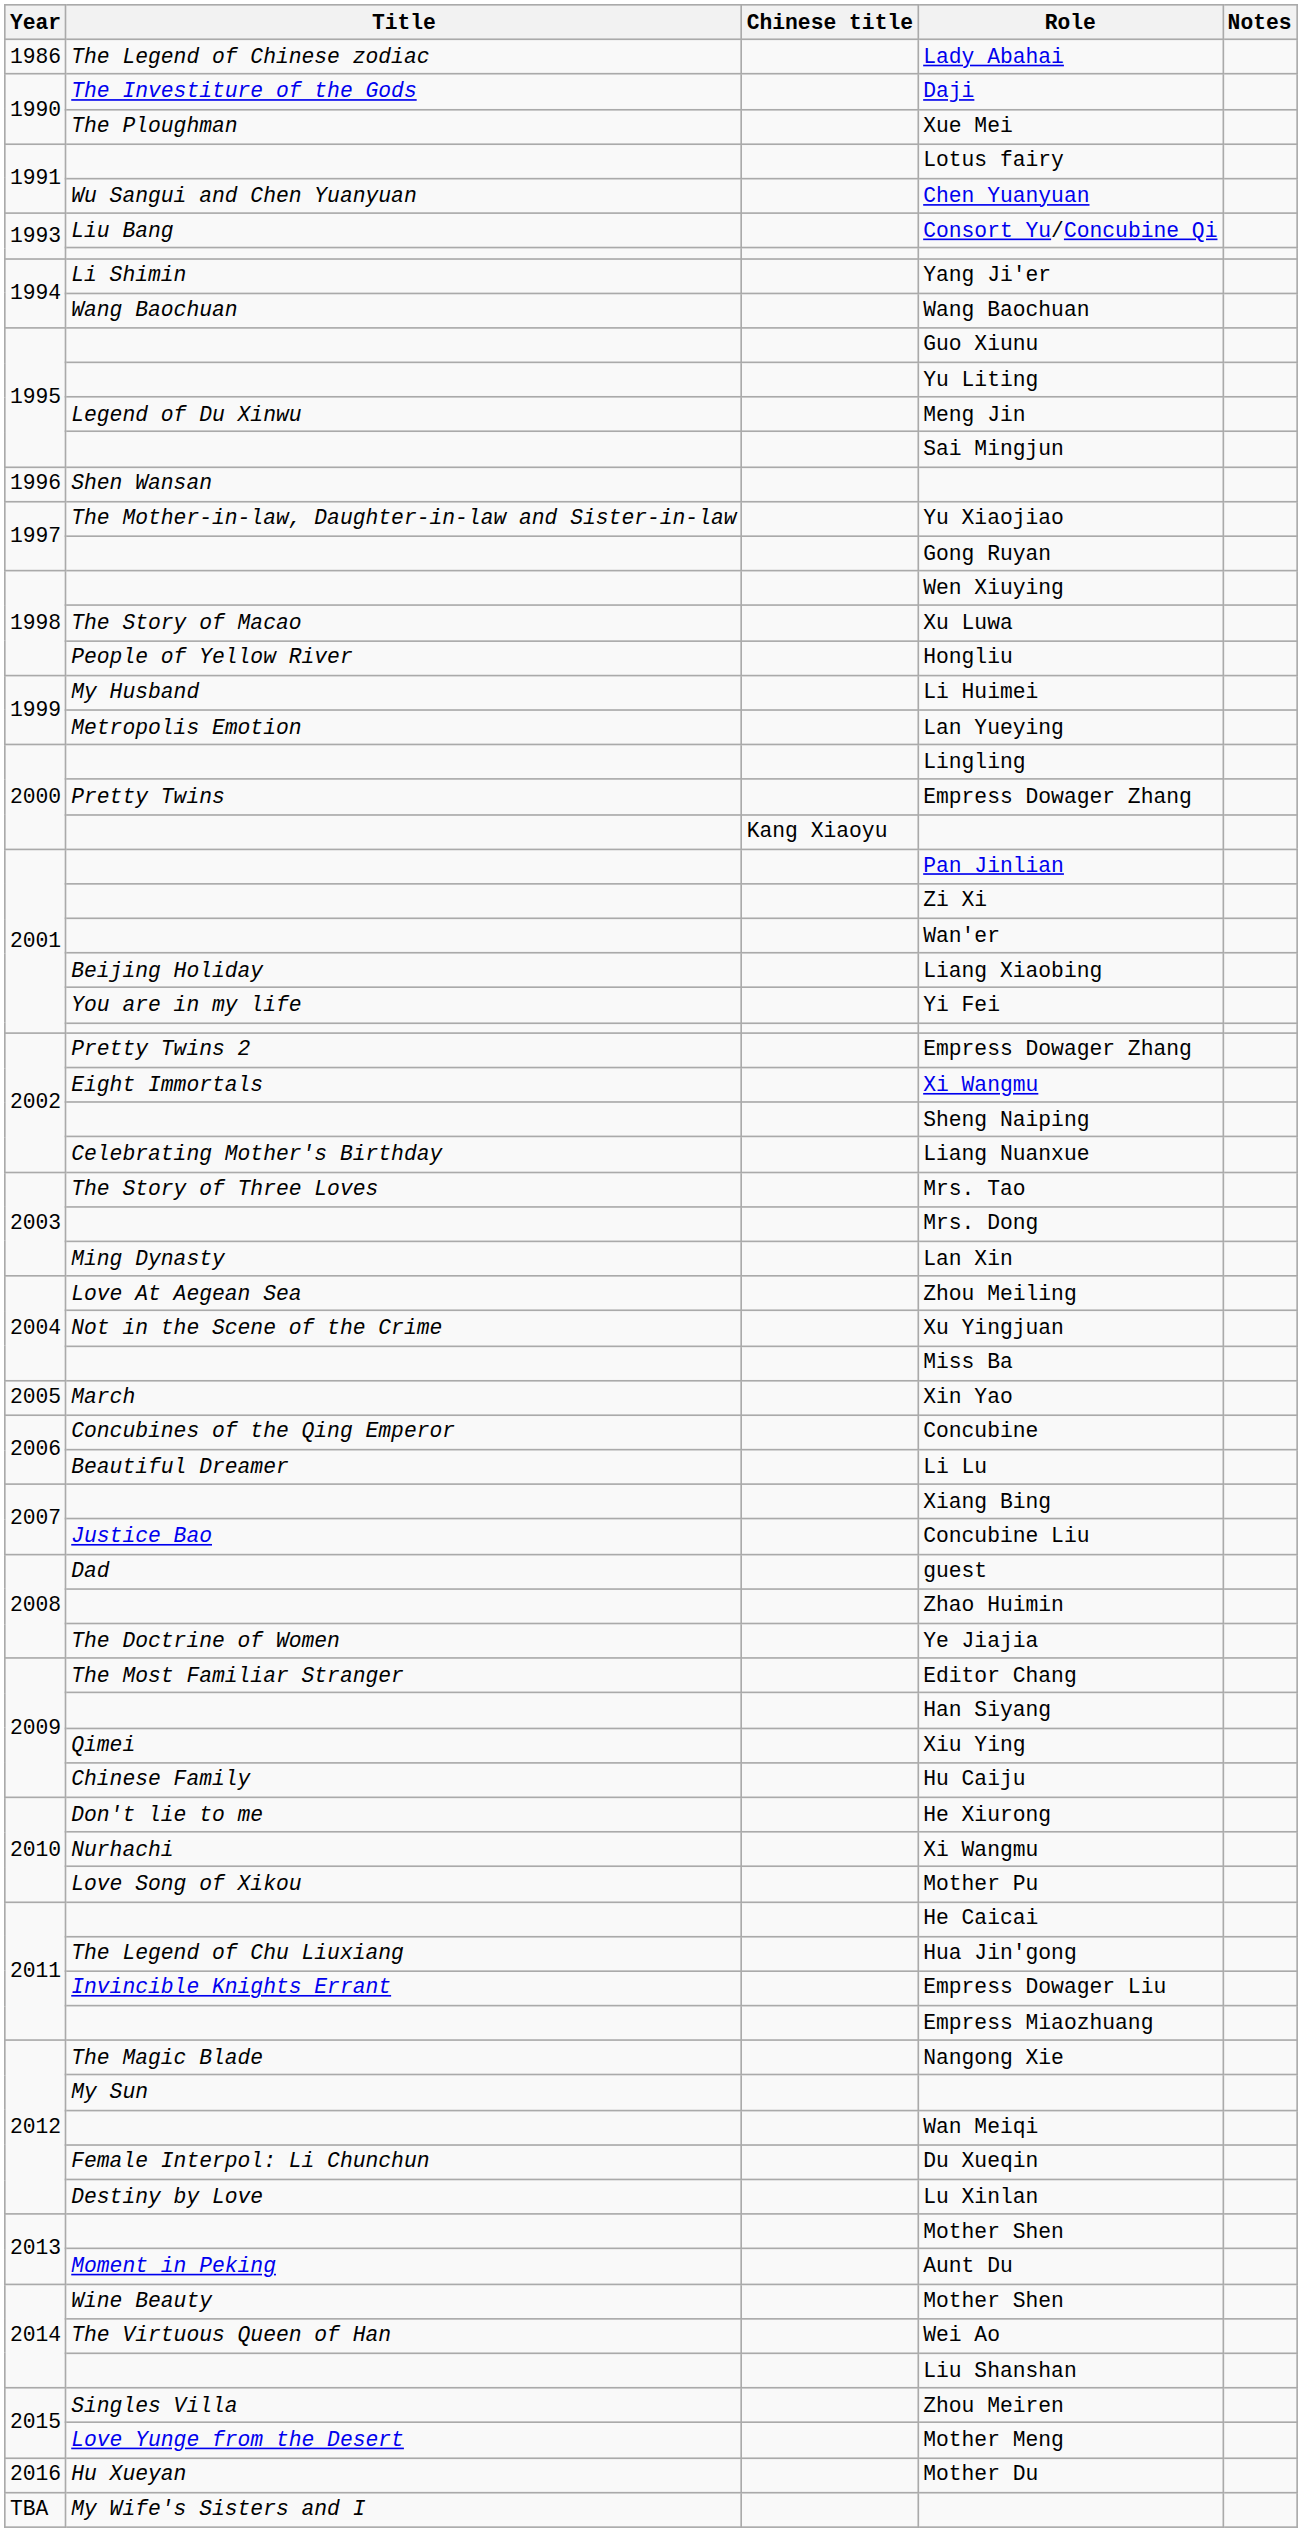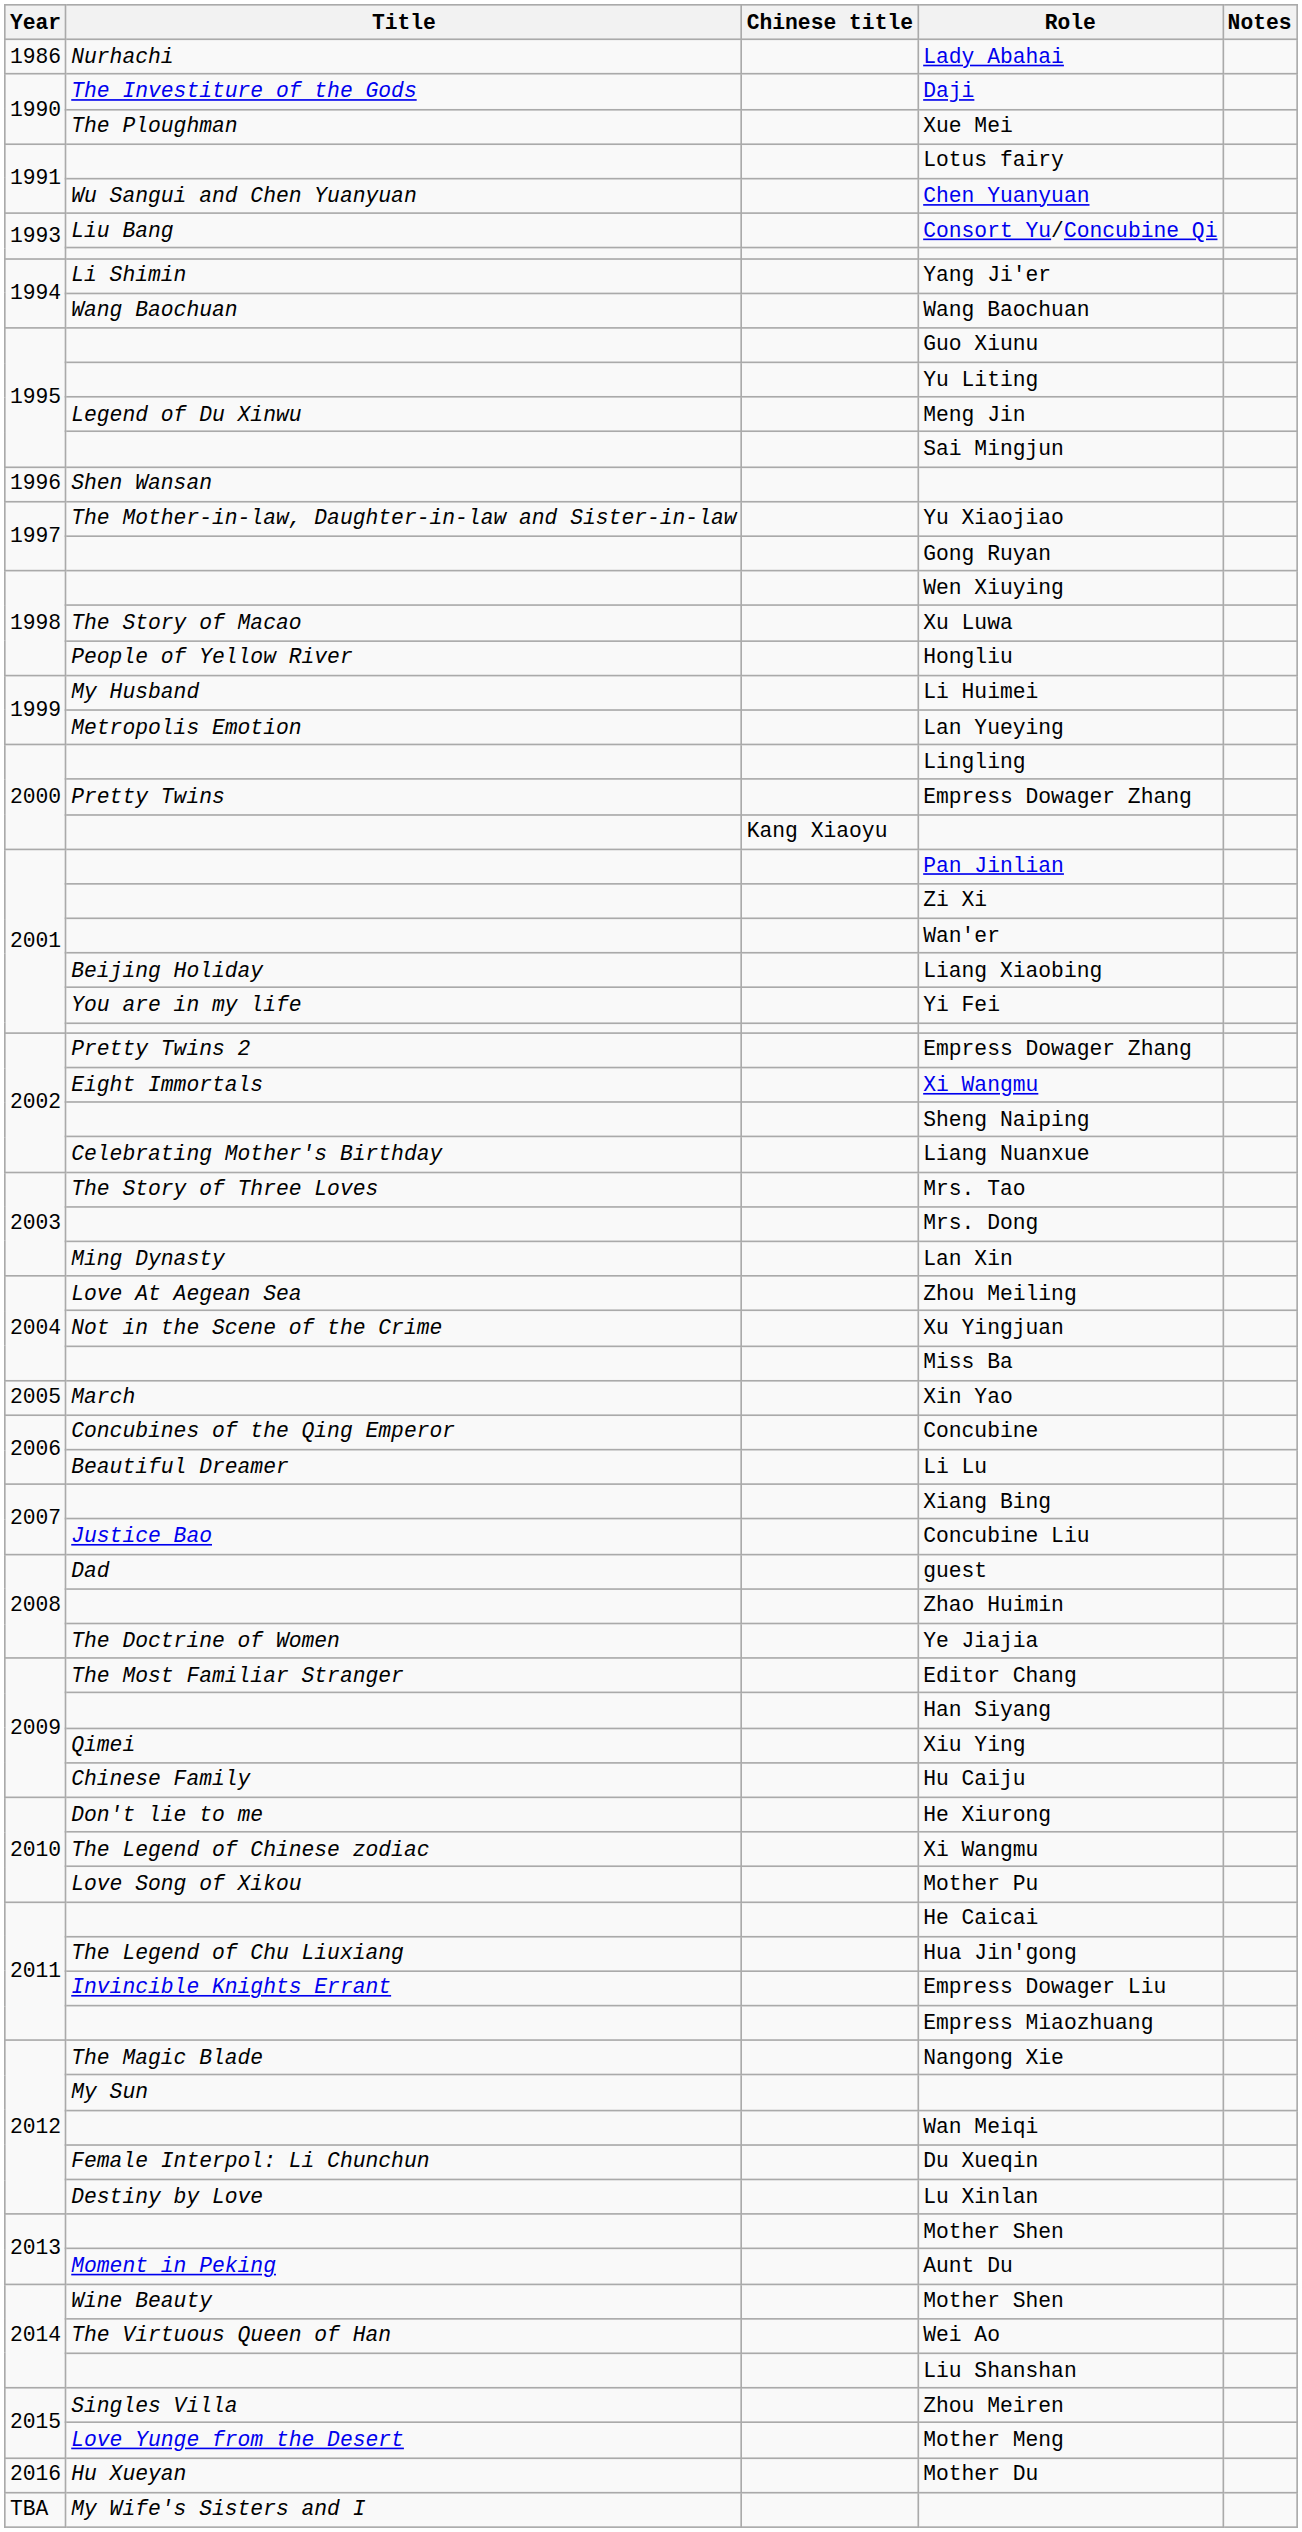(250, 57) The Legend of Chinese zodiac -> (122, 57) Nurhachi
(122, 1849) Nurhachi -> (250, 1849) The Legend of Chinese zodiac
